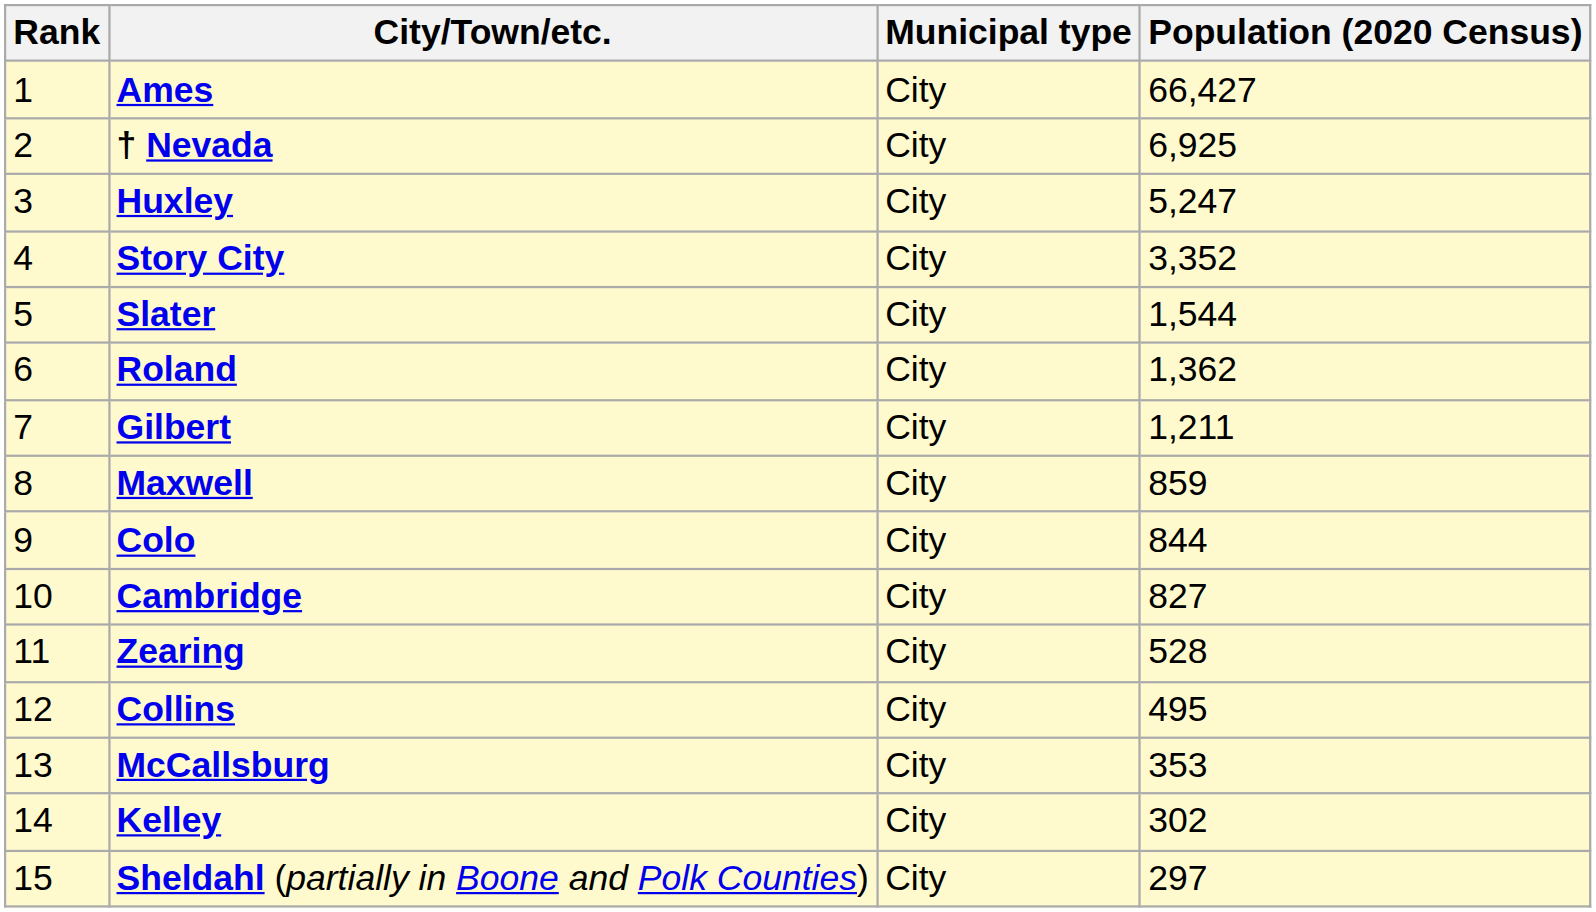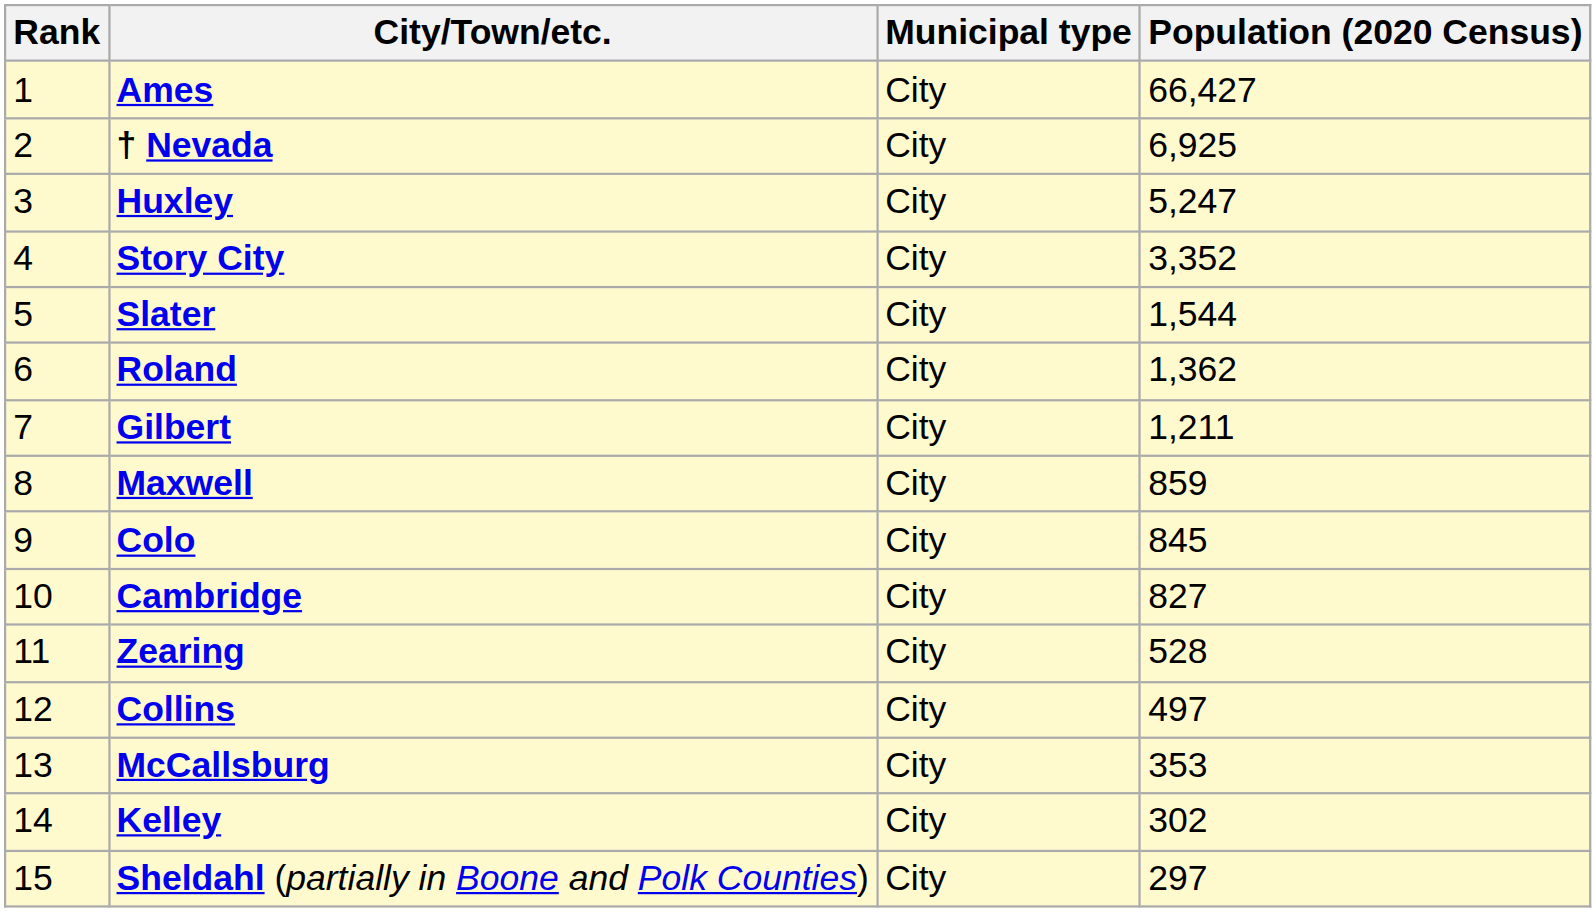(1178, 539) 844 -> (1178, 539) 845
(1178, 708) 495 -> (1178, 708) 497
